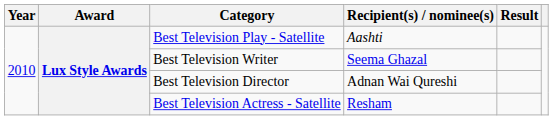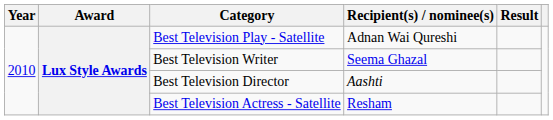(365, 37) Aashti -> (402, 37) Adnan Wai Qureshi
(402, 81) Adnan Wai Qureshi -> (365, 81) Aashti
